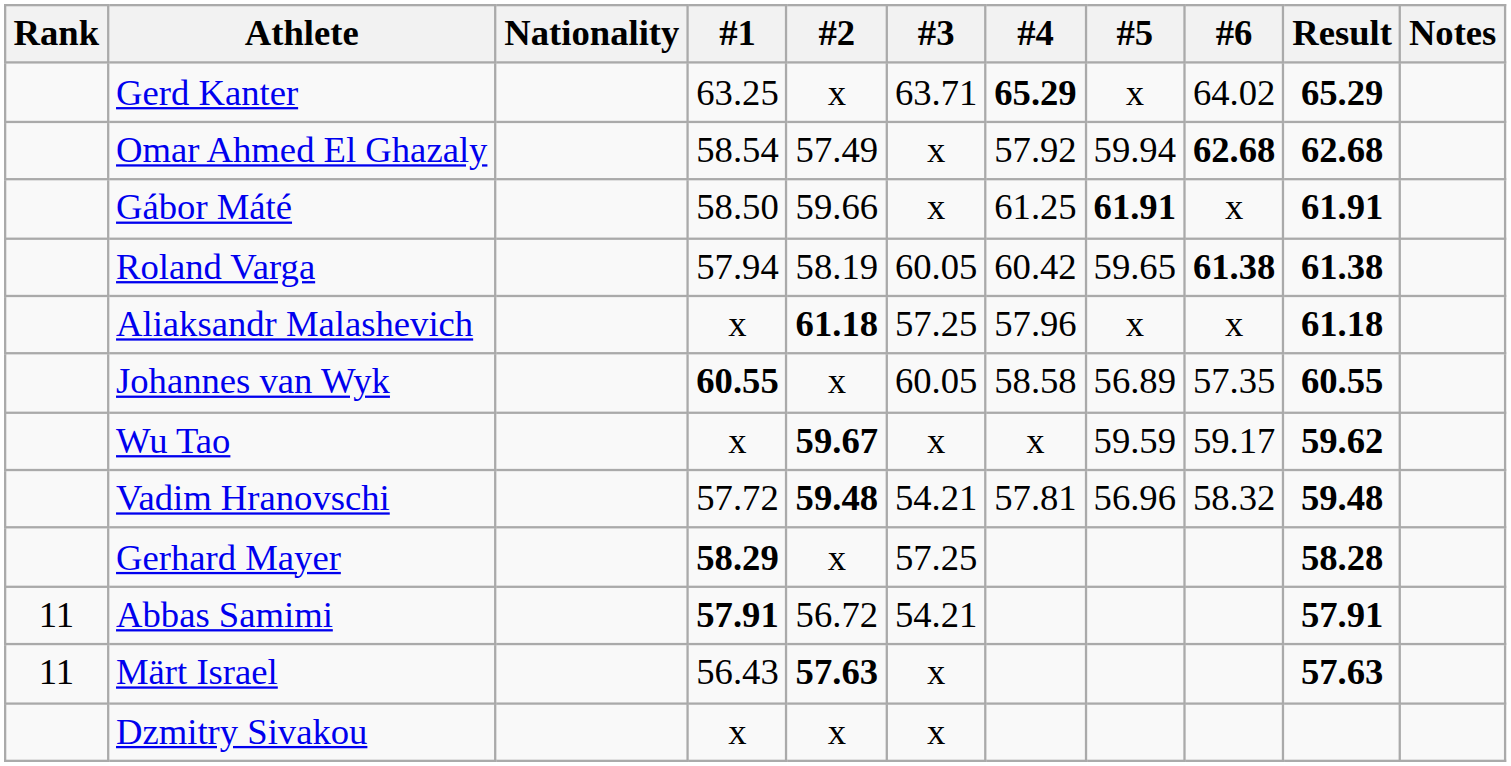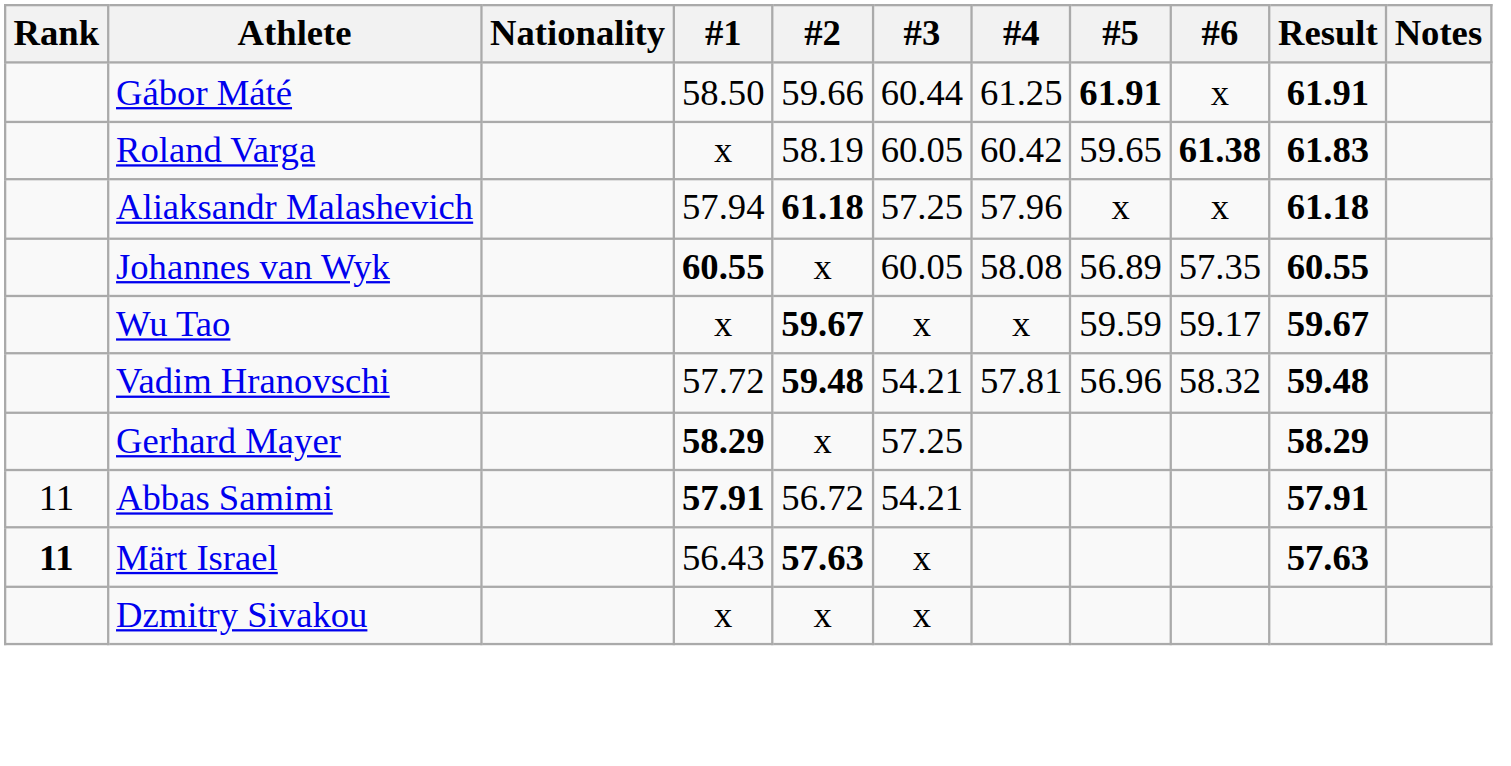- row: (207, 91)
- row: (302, 149)
(936, 207) x -> (922, 91) 60.44
(737, 265) 57.94 -> (723, 149) x
(1342, 265) 61.38 -> (1328, 149) 61.83
(737, 324) x -> (723, 207) 57.94
(1035, 382) 58.58 -> (1021, 265) 58.08
(1342, 440) 59.62 -> (1328, 324) 59.67
(1342, 556) 58.28 -> (1328, 440) 58.29
(56, 672) normal -> (56, 556) bold
